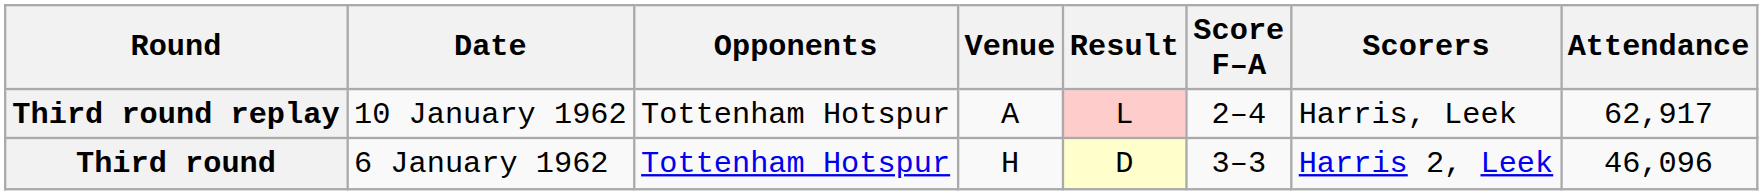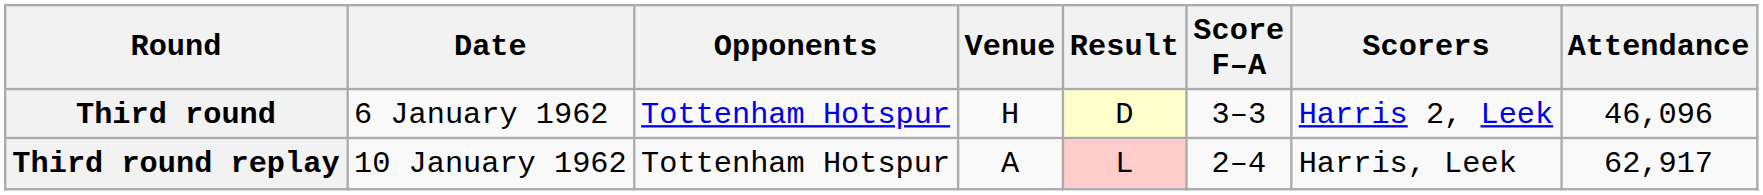rows swapped: (176, 164) <-> (176, 114)
